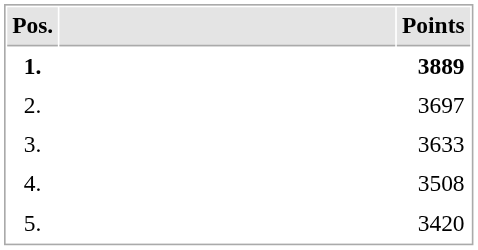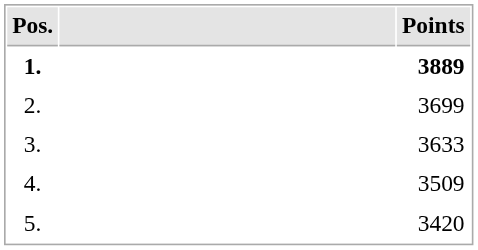(441, 105) 3697 -> (441, 105) 3699
(441, 183) 3508 -> (441, 183) 3509
